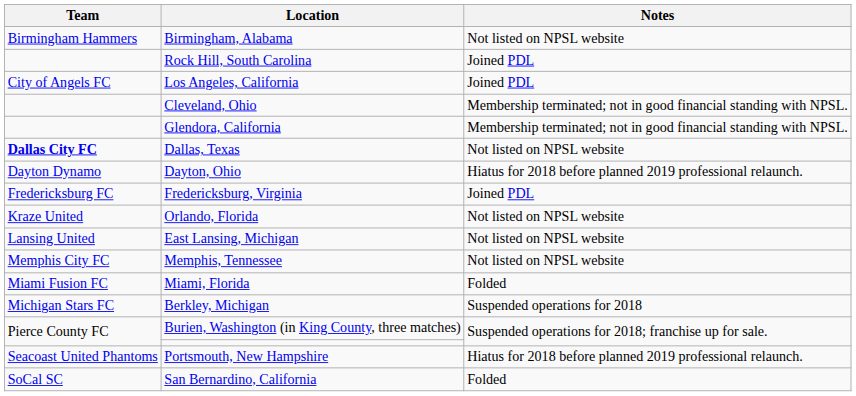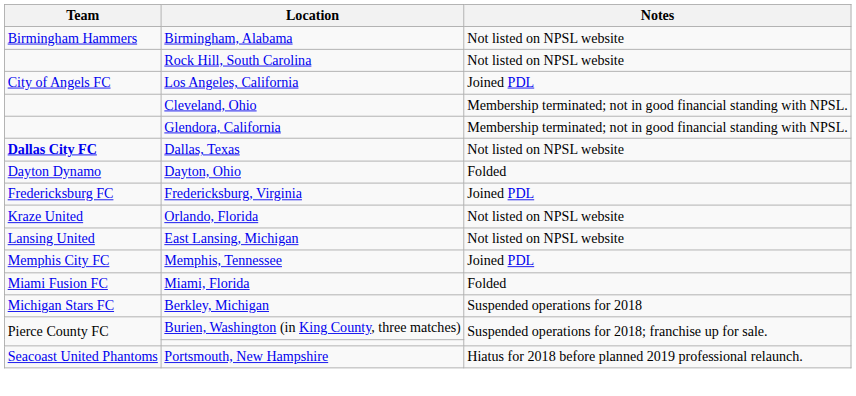(501, 60) Joined PDL -> (546, 60) Not listed on NPSL website
(635, 171) Hiatus for 2018 before planned 2019 professional relaunch. -> (487, 171) Folded
(546, 261) Not listed on NPSL website -> (501, 261) Joined PDL
- row: (240, 379)
